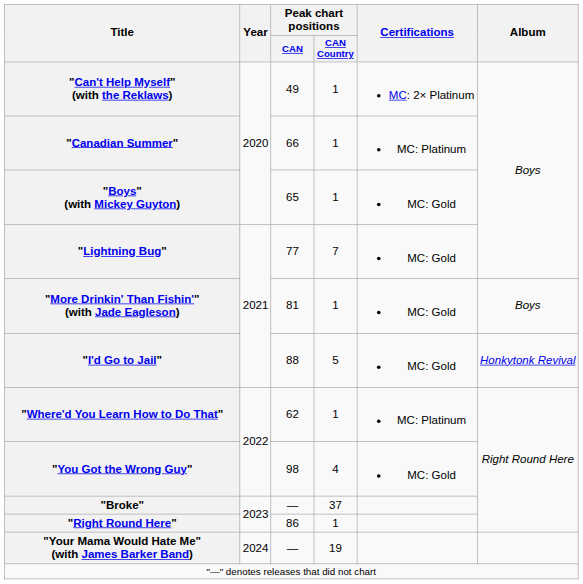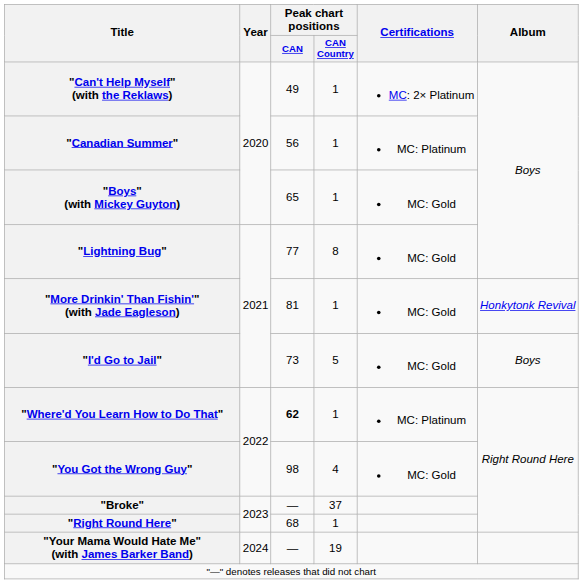(292, 143) 66 -> (292, 143) 56
(335, 251) 7 -> (335, 251) 8
(528, 306) Boys -> (528, 306) Honkytonk Revival
(292, 360) 88 -> (292, 360) 73
(528, 360) Honkytonk Revival -> (528, 360) Boys
(292, 414) normal -> (292, 414) bold
(292, 523) 86 -> (292, 523) 68
